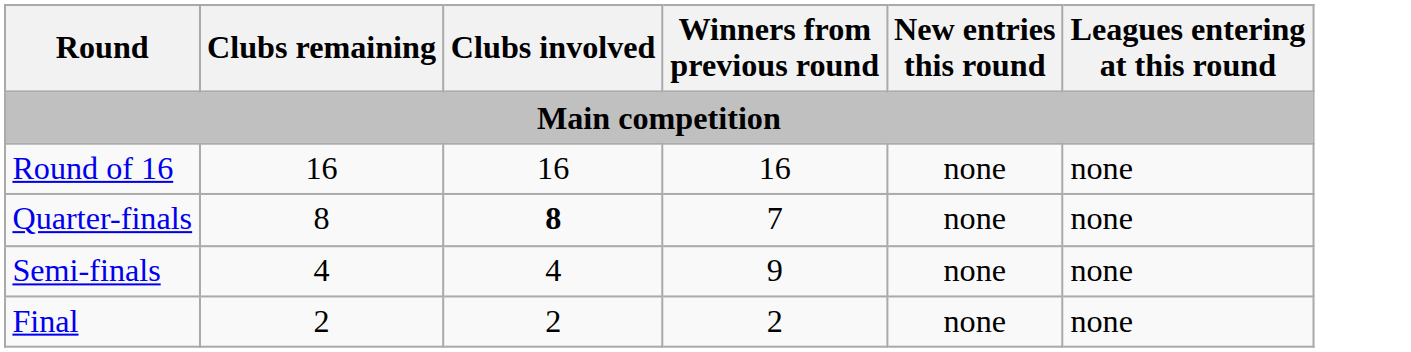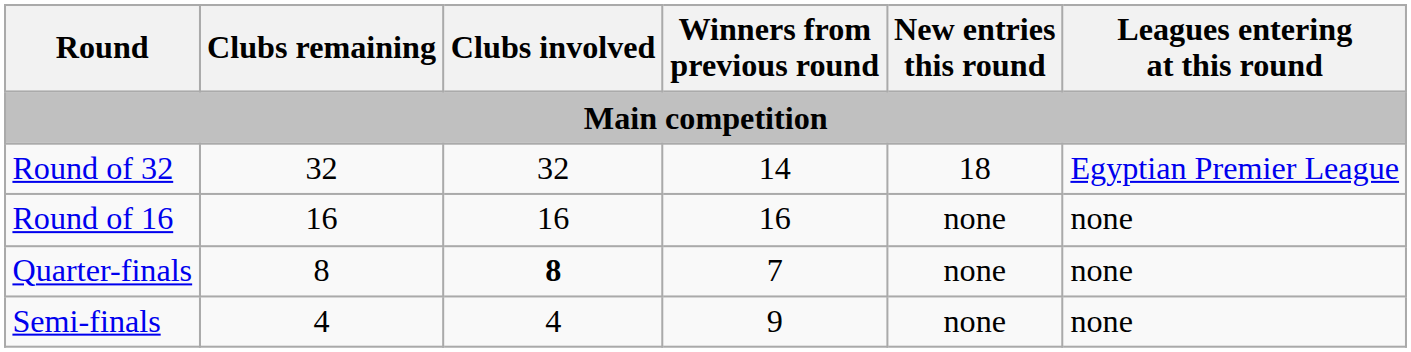+ row: (93, 168)
- row: (45, 321)
